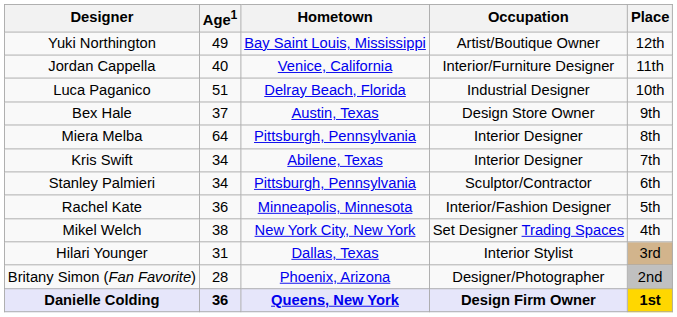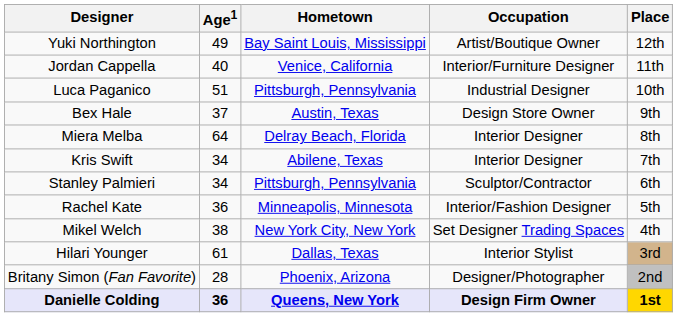(335, 90) Delray Beach, Florida -> (335, 90) Pittsburgh, Pennsylvania
(335, 136) Pittsburgh, Pennsylvania -> (335, 136) Delray Beach, Florida
(220, 253) 31 -> (220, 253) 61
